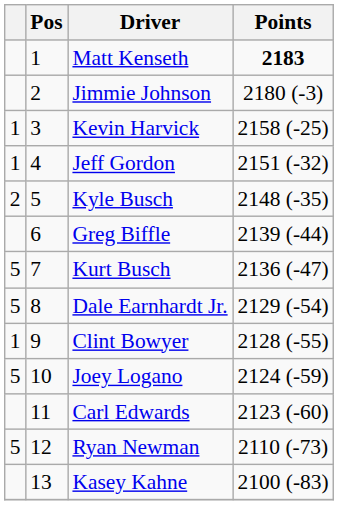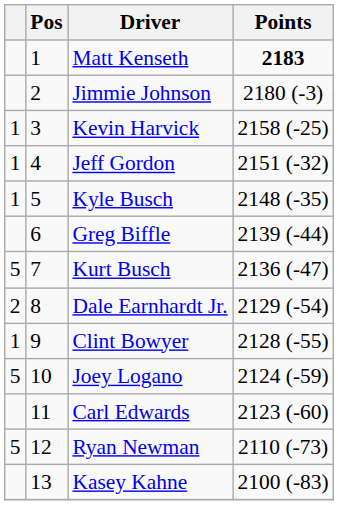(15, 199) 2 -> (15, 199) 1
(15, 305) 5 -> (15, 305) 2
